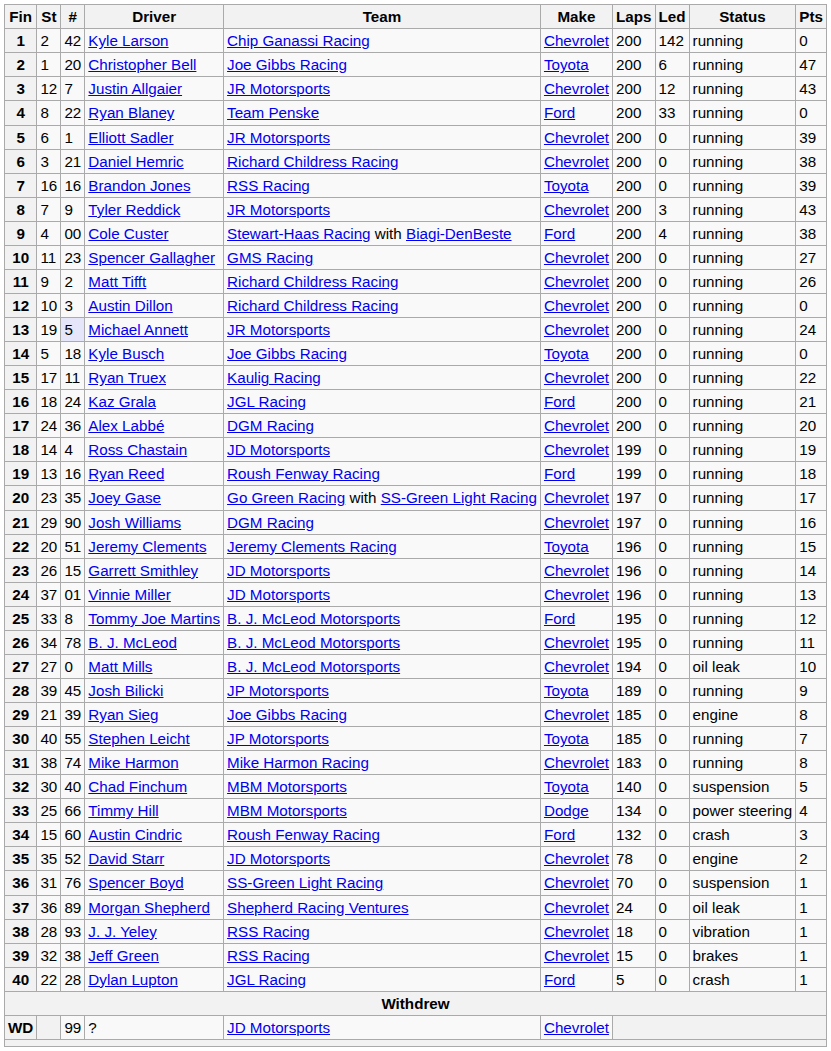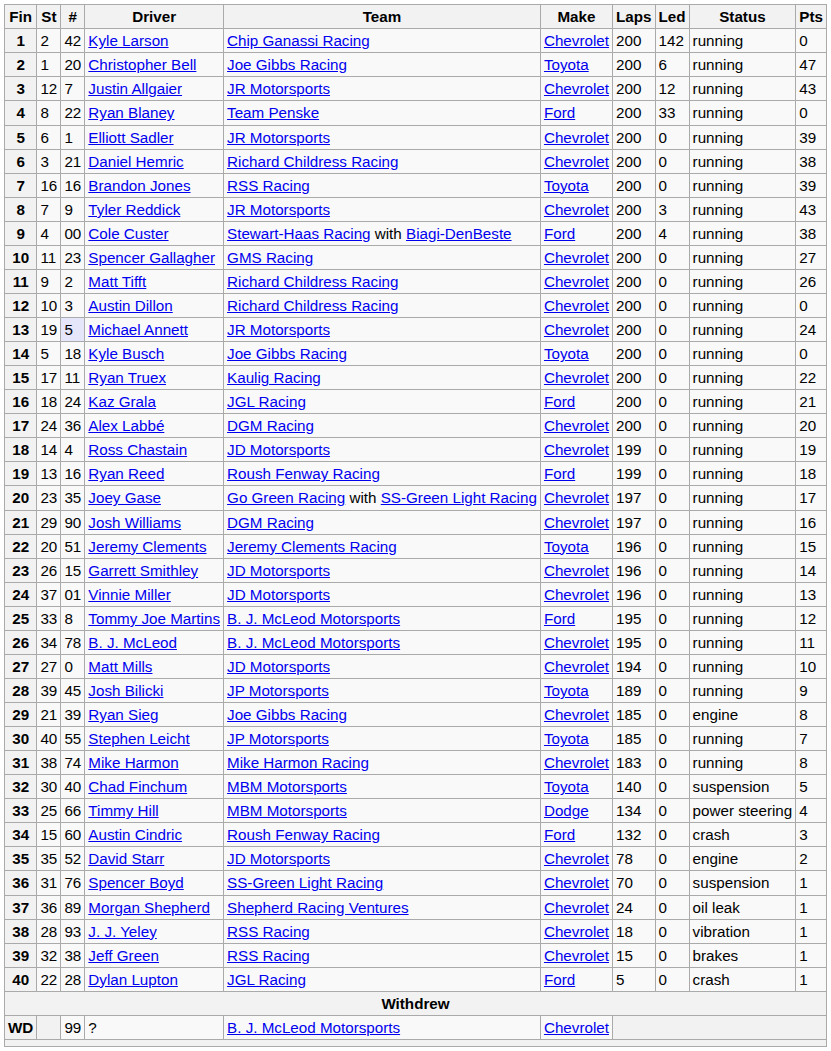(314, 666) B. J. McLeod Motorsports -> (279, 666) JD Motorsports
(716, 666) oil leak -> (718, 666) running
(279, 1027) JD Motorsports -> (314, 1027) B. J. McLeod Motorsports
